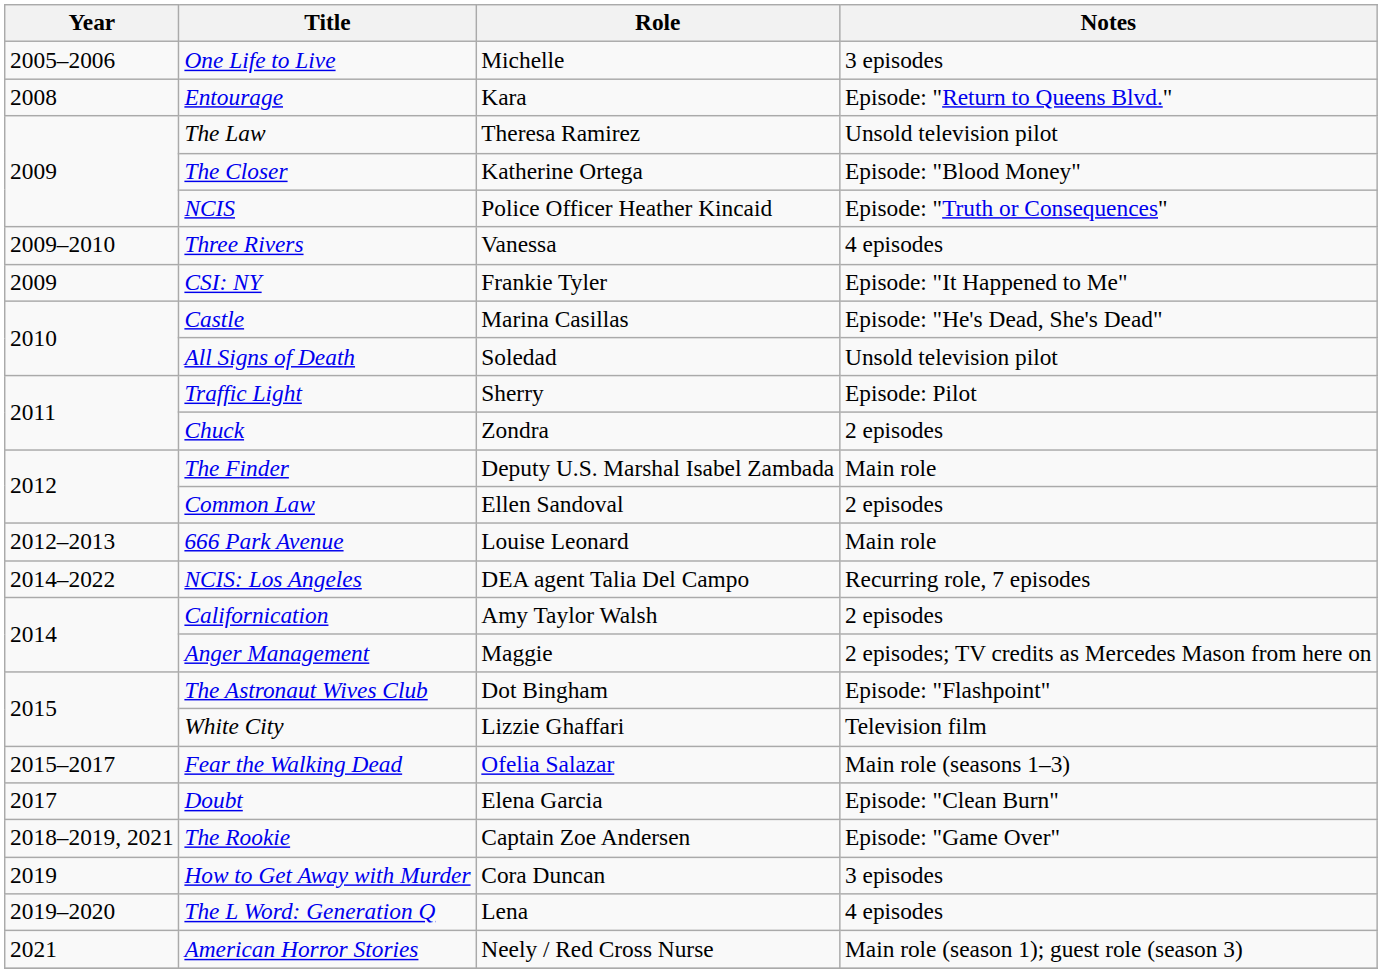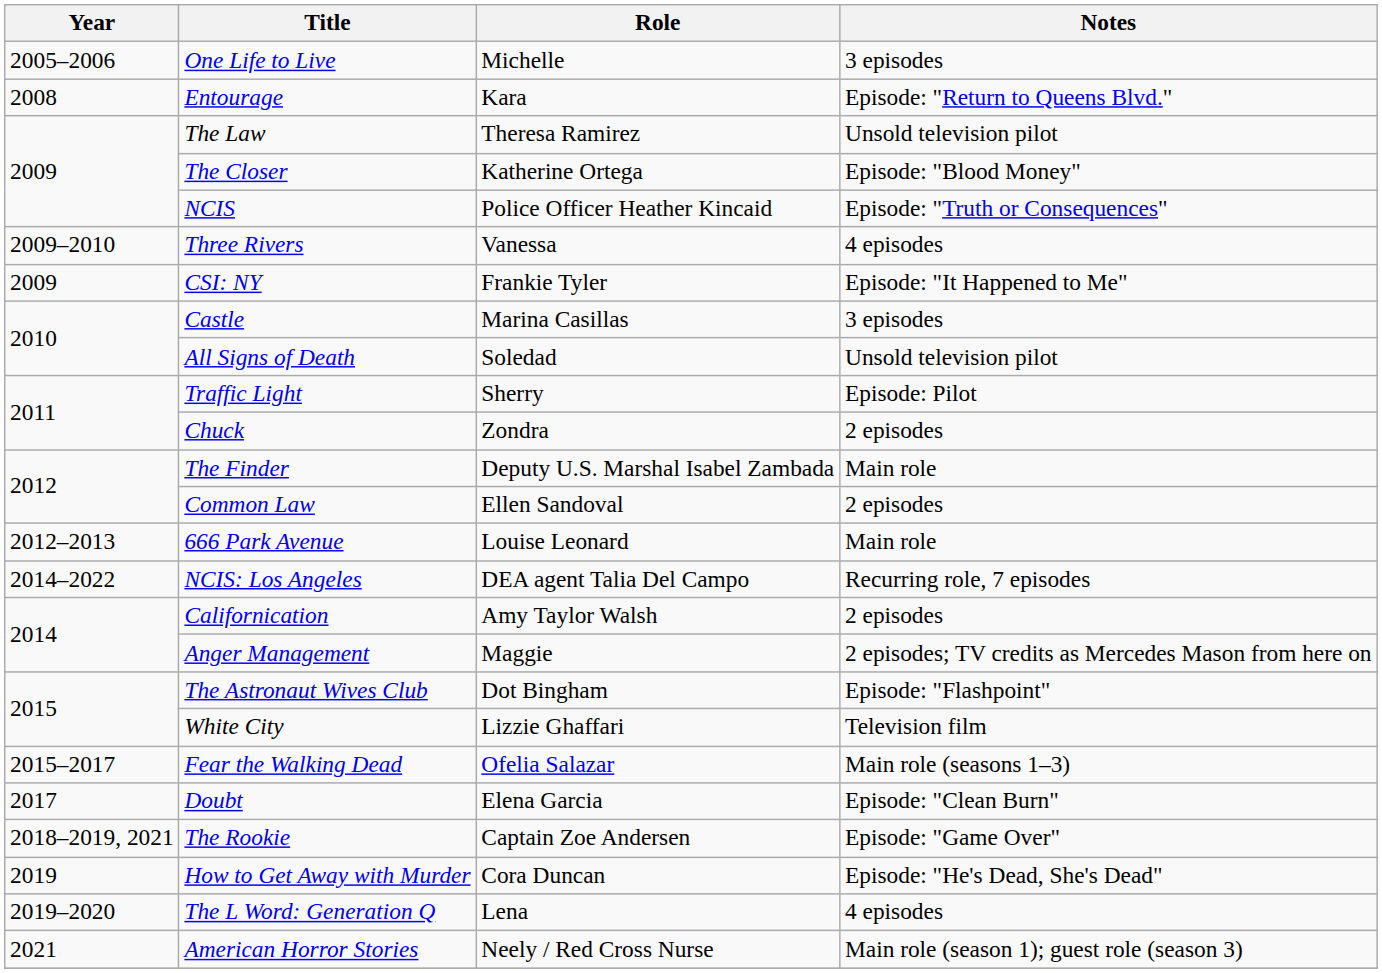(1004, 319) Episode: "He's Dead, She's Dead" -> (894, 319) 3 episodes
(894, 875) 3 episodes -> (1004, 875) Episode: "He's Dead, She's Dead"
